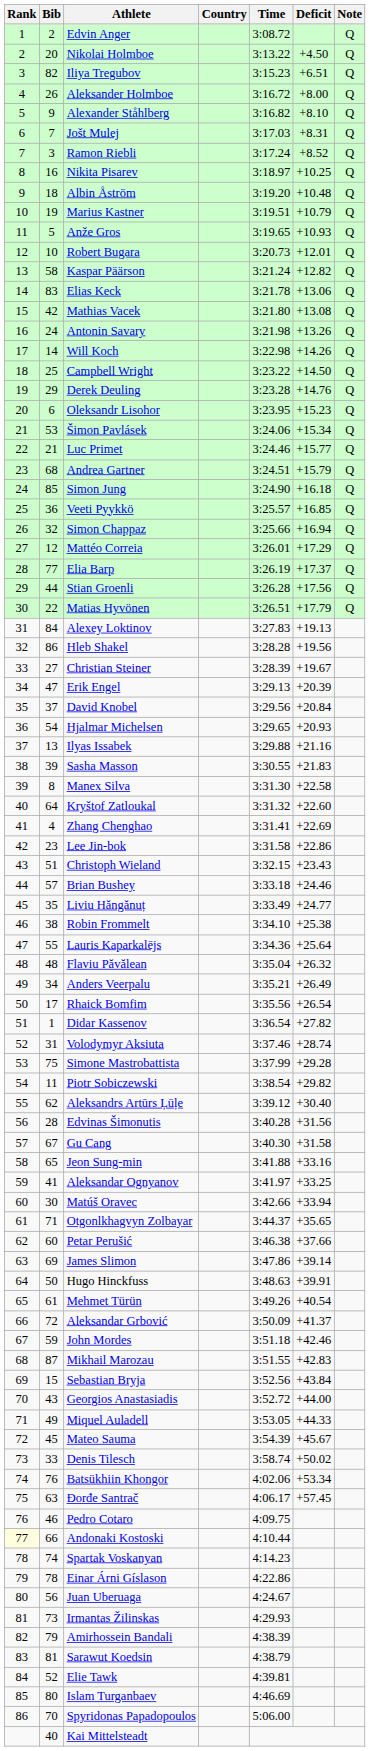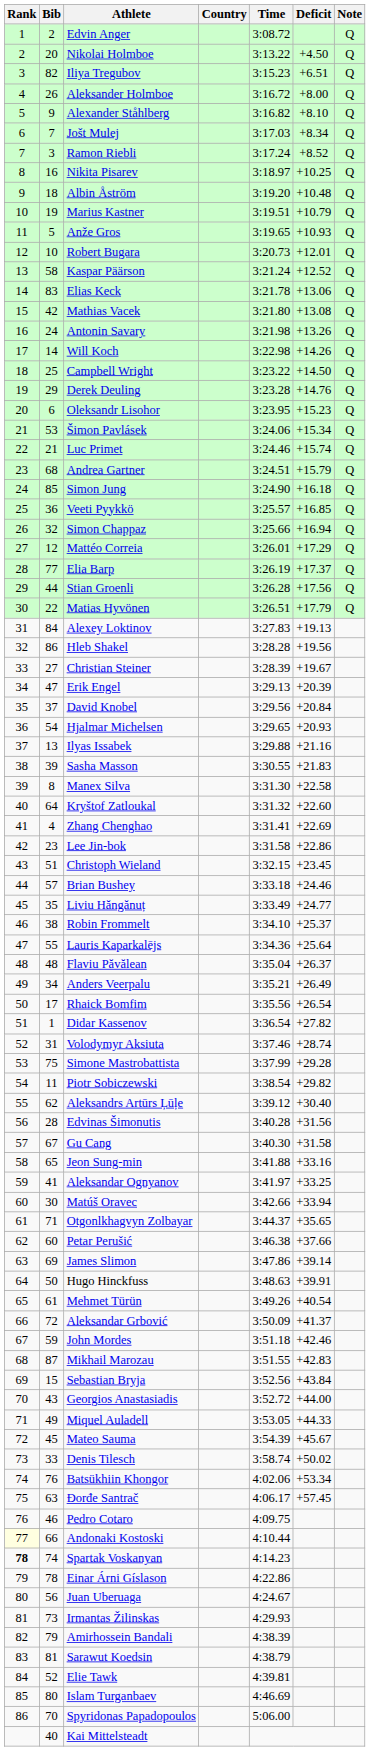(314, 133) +8.31 -> (314, 133) +8.34
(314, 271) +12.82 -> (314, 271) +12.52
(314, 449) +15.77 -> (314, 449) +15.74
(314, 865) +23.43 -> (314, 865) +23.45
(314, 924) +25.38 -> (314, 924) +25.37
(314, 964) +26.32 -> (314, 964) +26.37
(22, 1558) normal -> (22, 1558) bold
